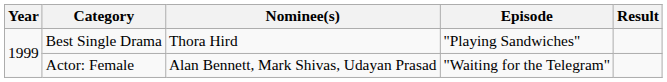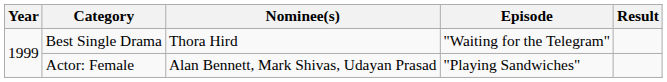(512, 41) "Playing Sandwiches" -> (527, 41) "Waiting for the Telegram"
(527, 65) "Waiting for the Telegram" -> (512, 65) "Playing Sandwiches"
